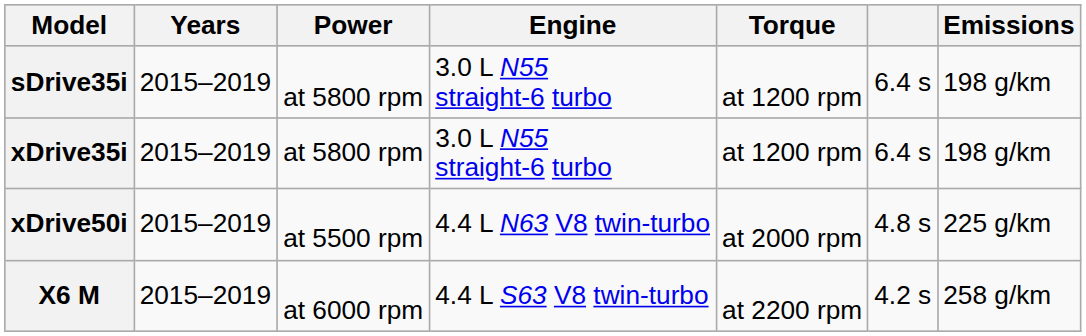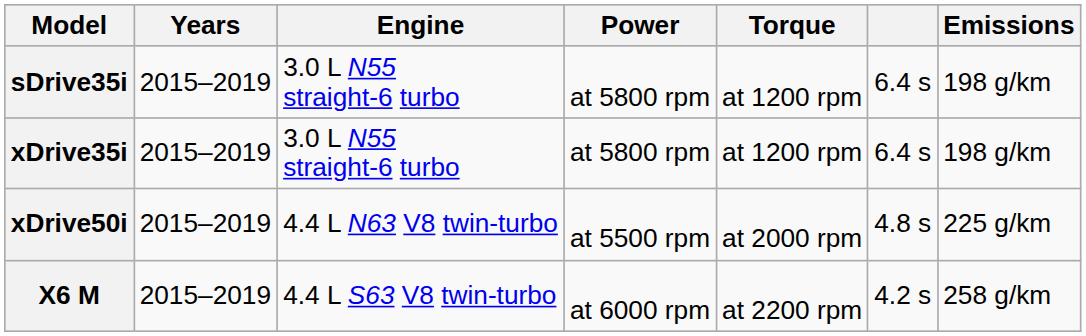columns swapped: (573, 25) <-> (353, 25)
